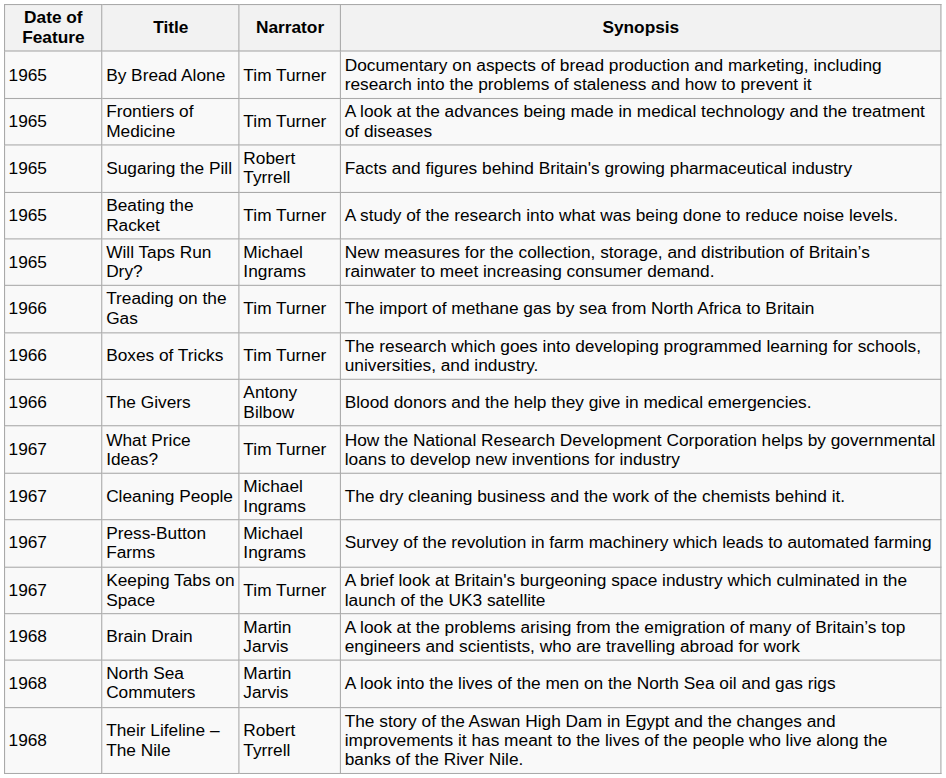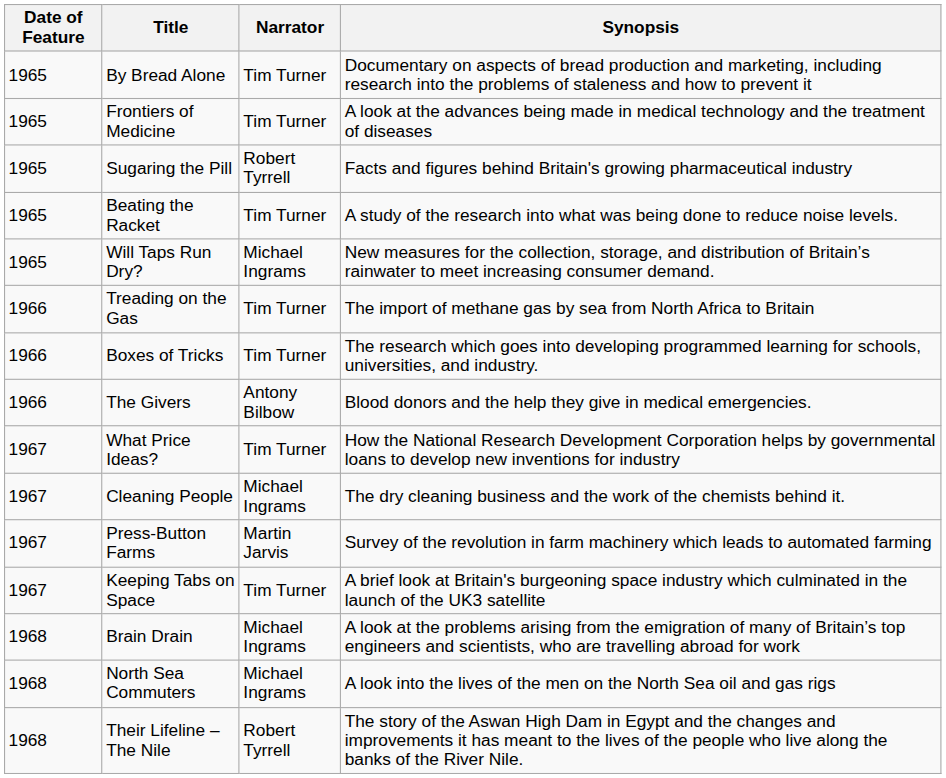(275, 543) Michael Ingrams -> (267, 543) Martin Jarvis
(267, 636) Martin Jarvis -> (275, 636) Michael Ingrams
(267, 683) Martin Jarvis -> (275, 683) Michael Ingrams
